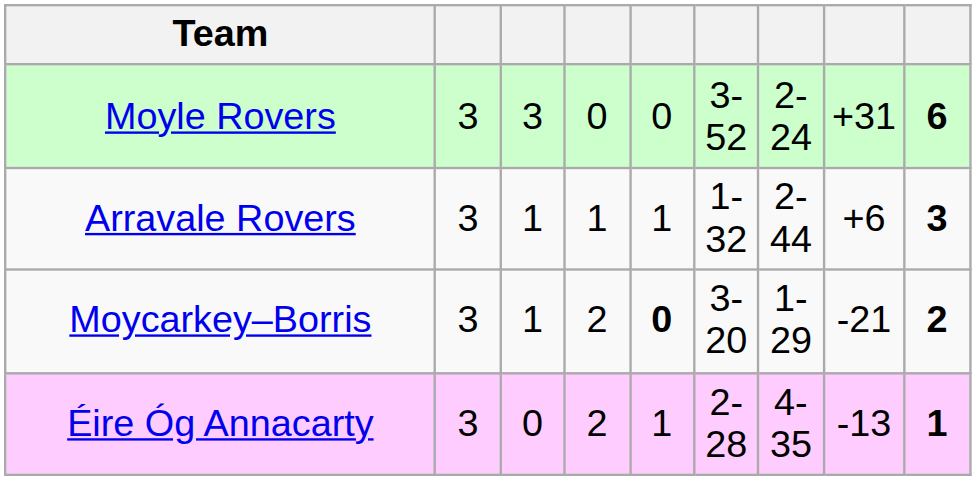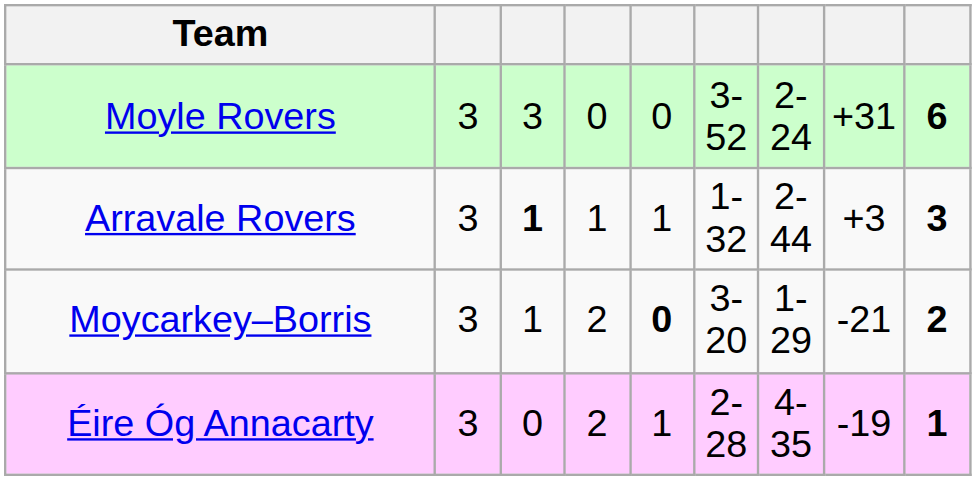(532, 217) normal -> (532, 217) bold
(864, 217) +6 -> (864, 217) +3
(864, 422) -13 -> (864, 422) -19
